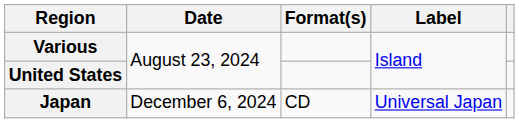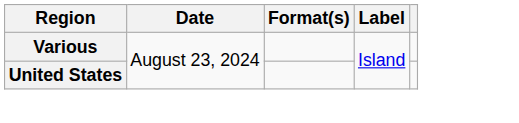- row: (65, 103)
